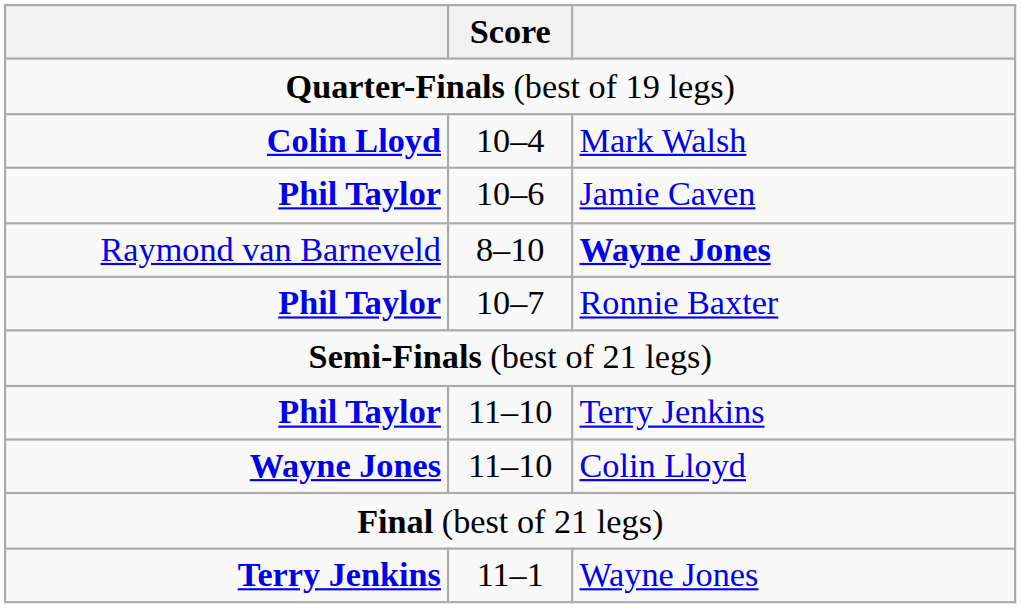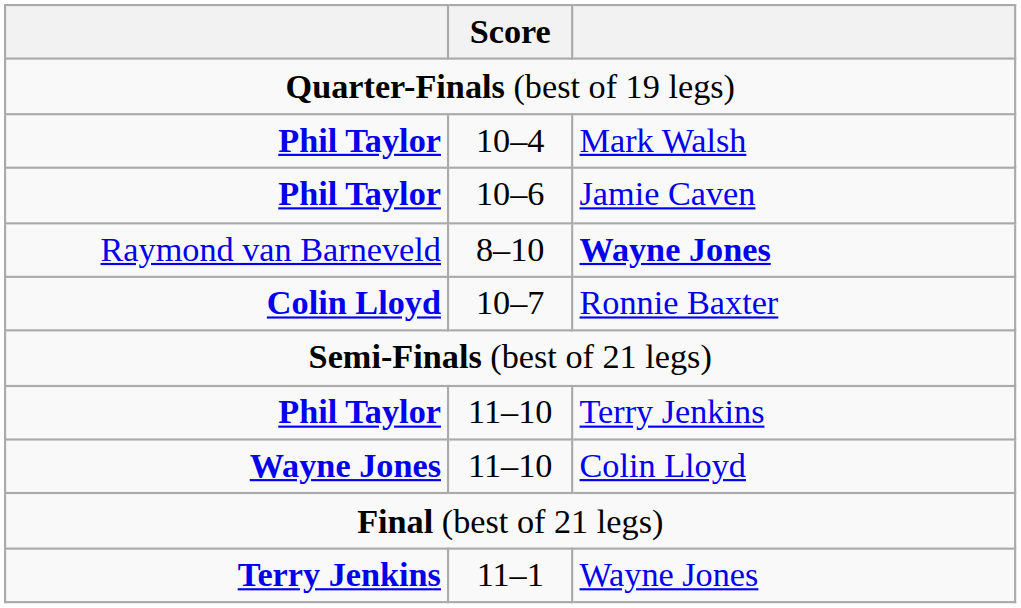(354, 140) Colin Lloyd -> (360, 140) Phil Taylor
(360, 303) Phil Taylor -> (354, 303) Colin Lloyd
